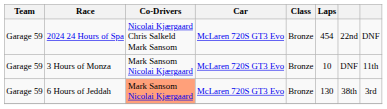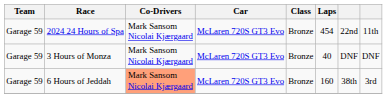(160, 36) Nicolai Kjærgaard Chris Salkeld Mark Sansom -> (160, 31) Mark Sansom Nicolai Kjærgaard
(371, 36) DNF -> (371, 31) 11th
(327, 67) 10 -> (327, 56) 40
(371, 67) 11th -> (371, 56) DNF
(327, 91) 130 -> (327, 81) 160
